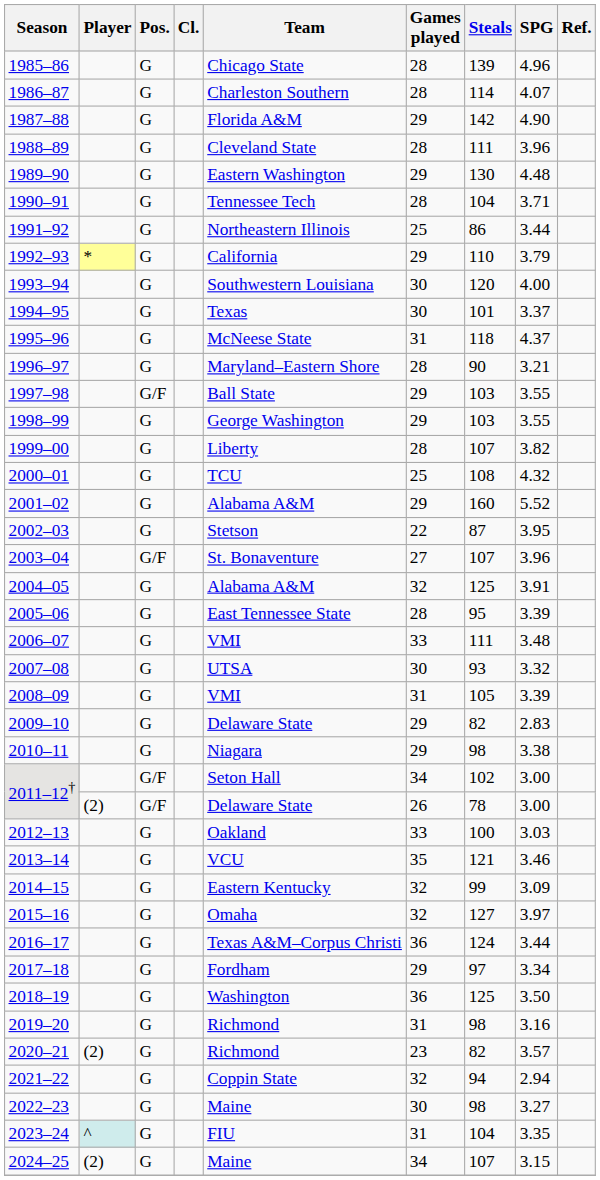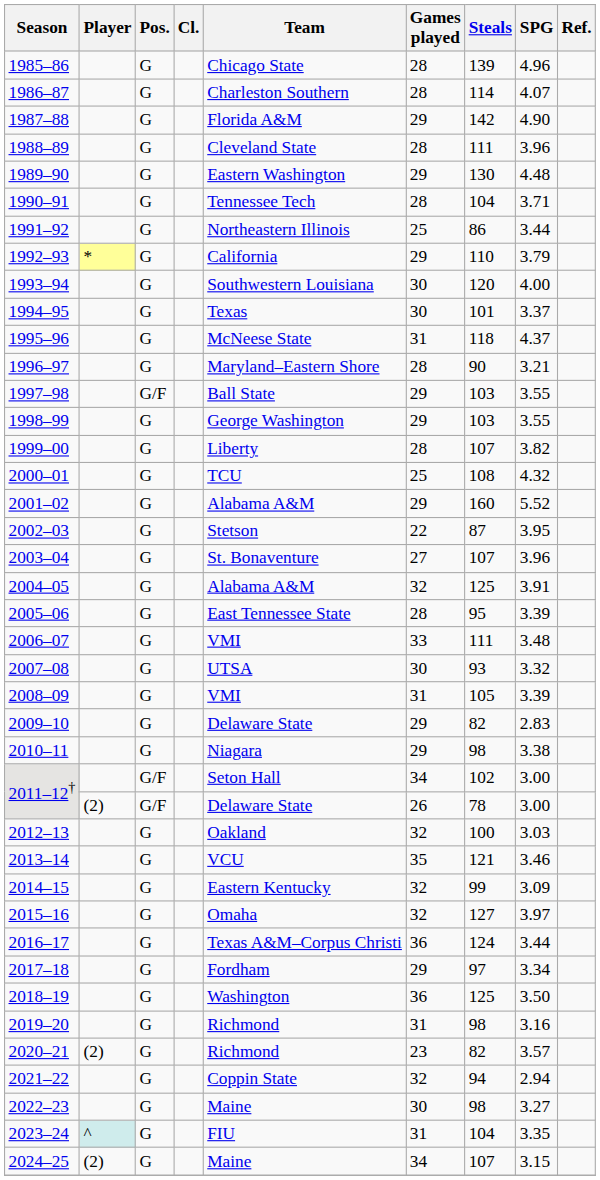(153, 558) G/F -> (146, 558) G
(418, 832) 33 -> (418, 832) 32
